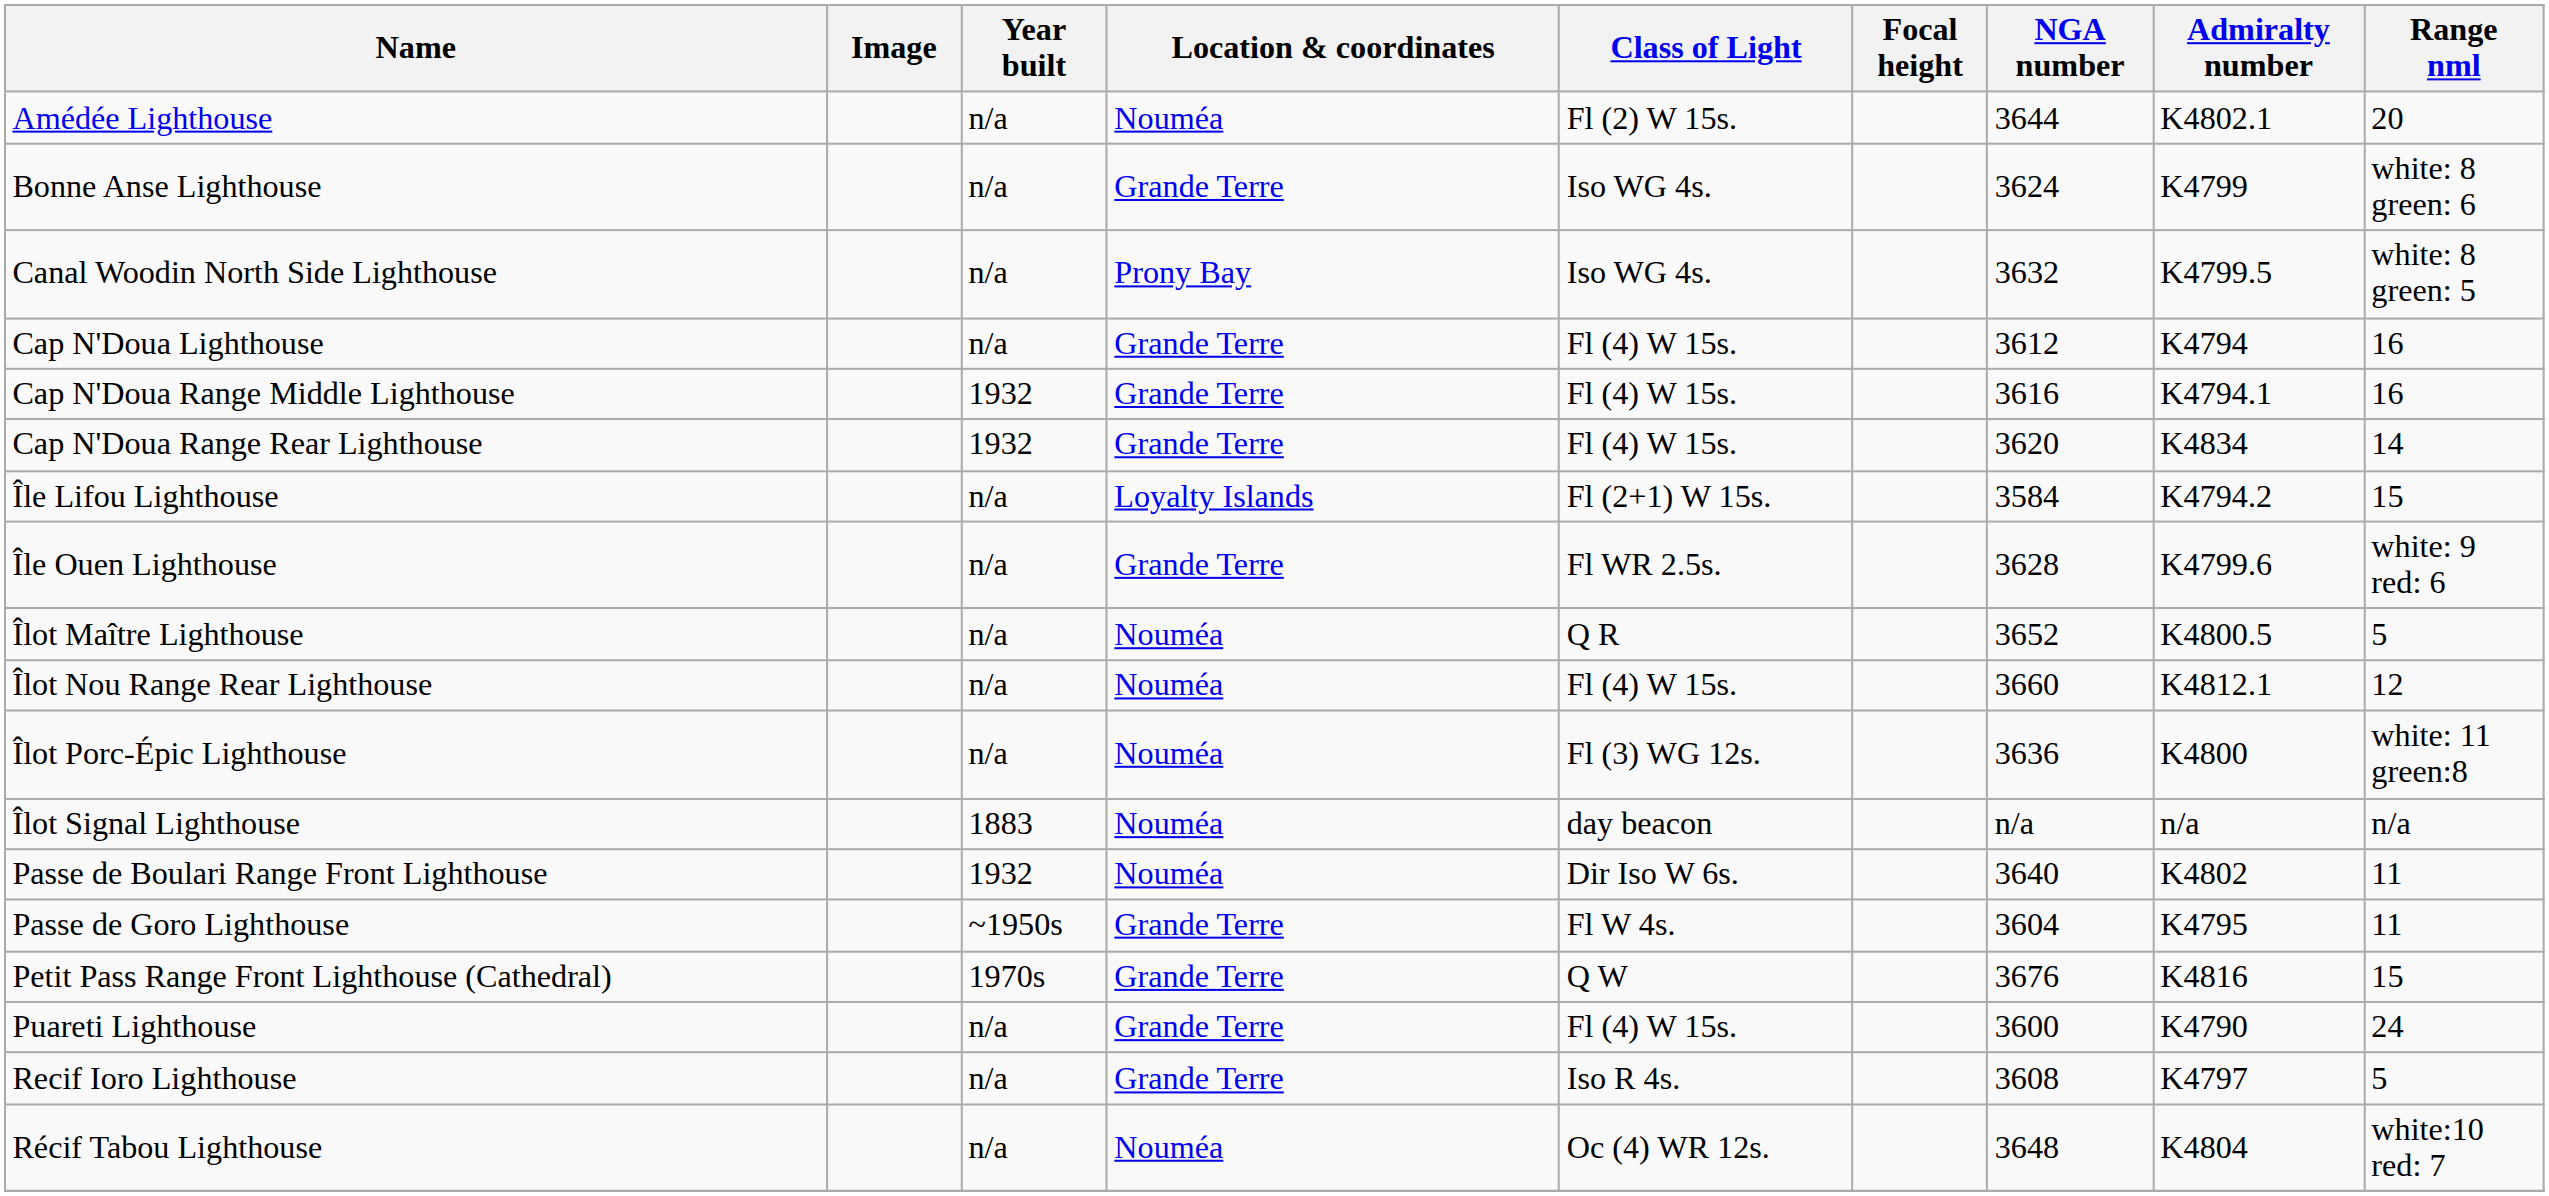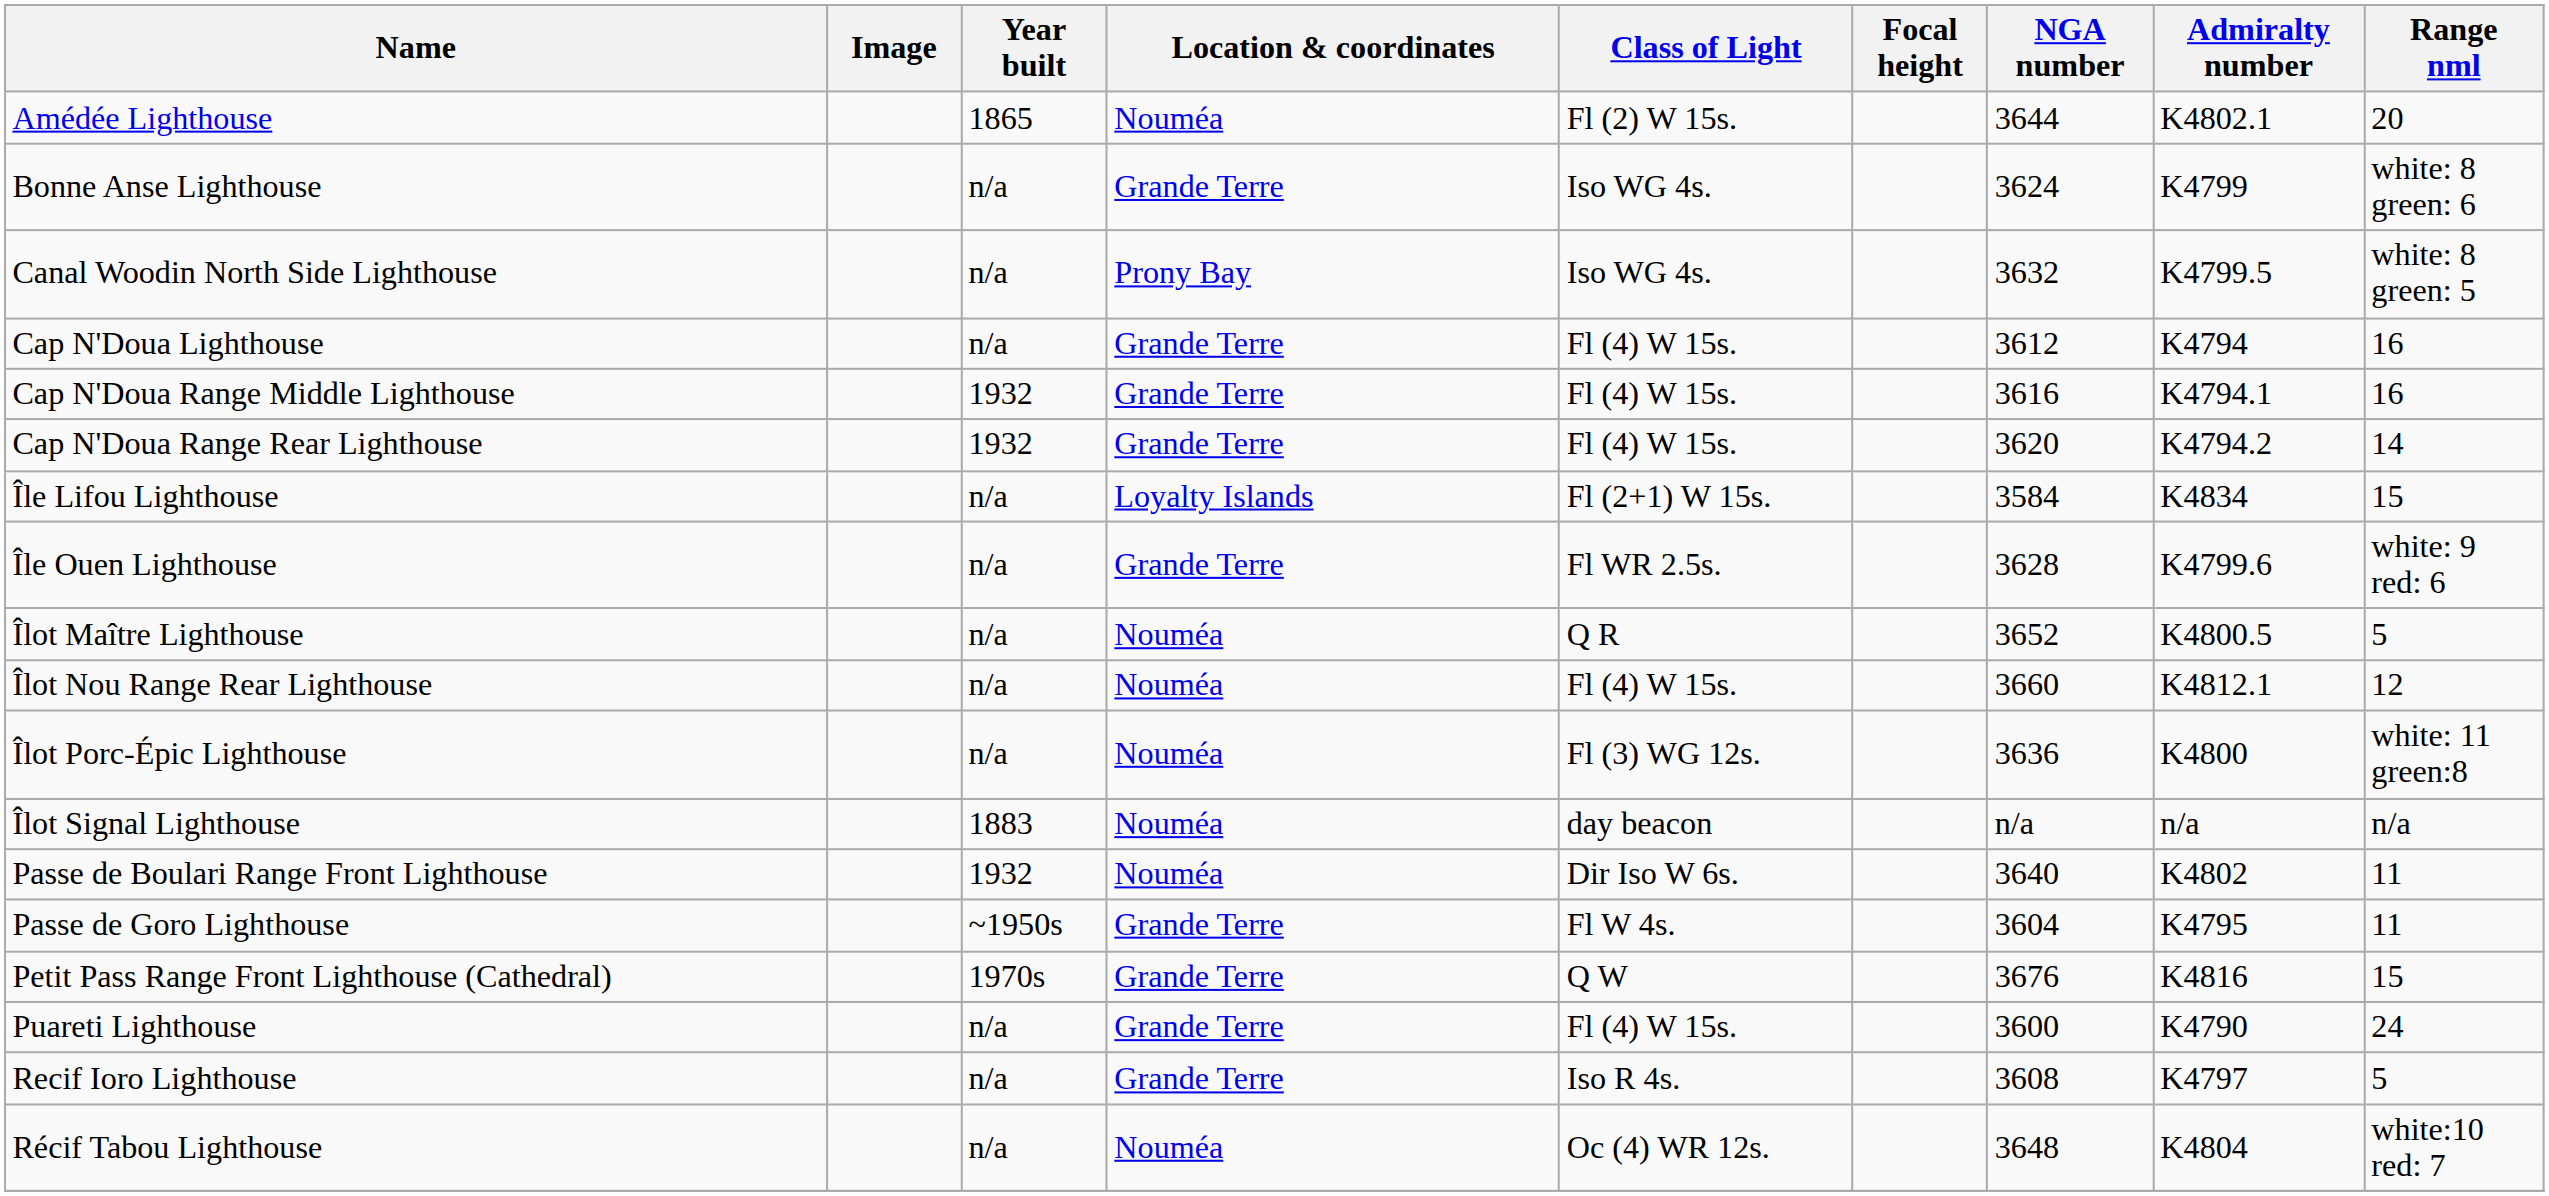(988, 117) n/a -> (1001, 117) 1865
(2204, 444) K4834 -> (2216, 444) K4794.2
(2216, 495) K4794.2 -> (2204, 495) K4834
